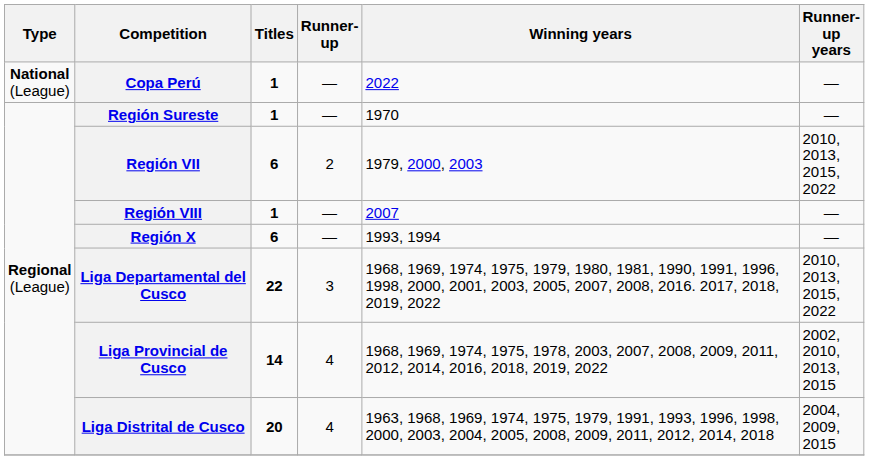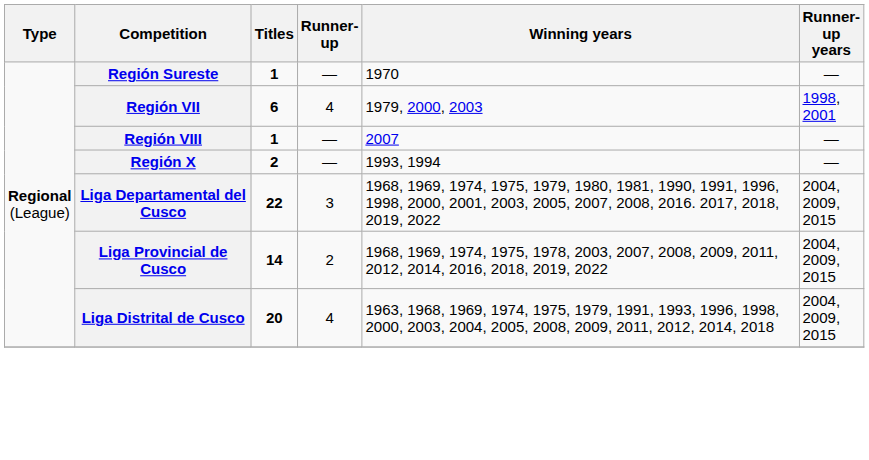- row: (163, 82)
(330, 164) 2 -> (330, 106) 4
(821, 164) 2010, 2013, 2015, 2022 -> (821, 106) 1998, 2001
(274, 237) 6 -> (274, 162) 2
(821, 286) 2010, 2013, 2015, 2022 -> (821, 203) 2004, 2009, 2015
(330, 360) 4 -> (330, 261) 2
(821, 360) 2002, 2010, 2013, 2015 -> (821, 261) 2004, 2009, 2015
